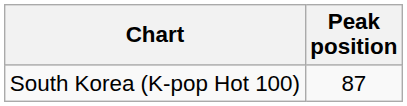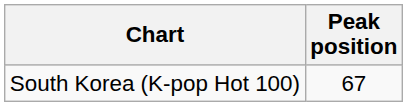(354, 82) 87 -> (354, 82) 67
